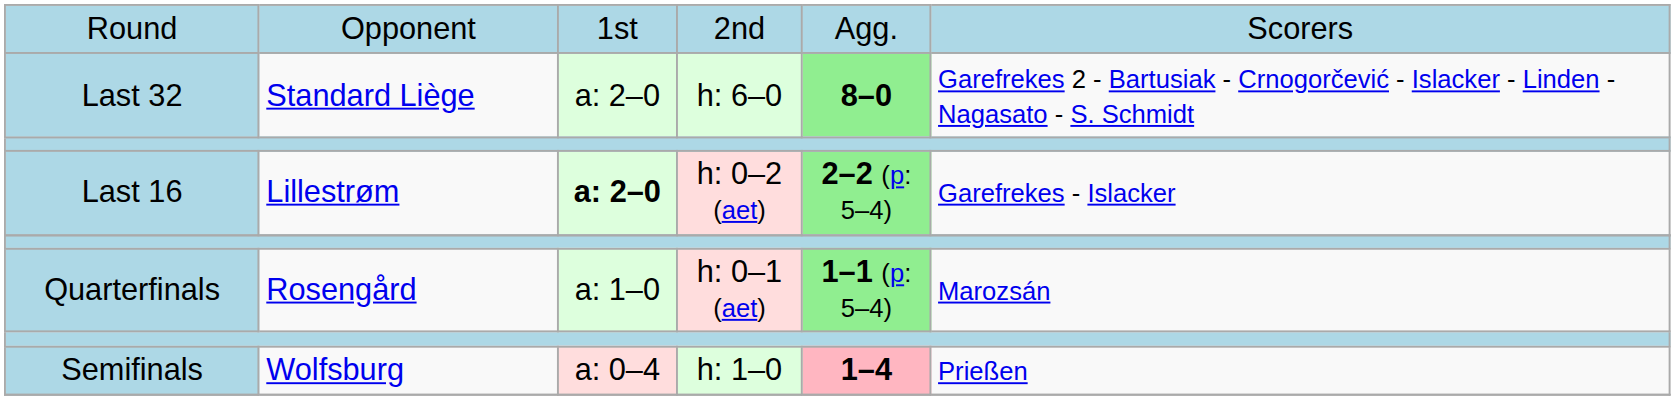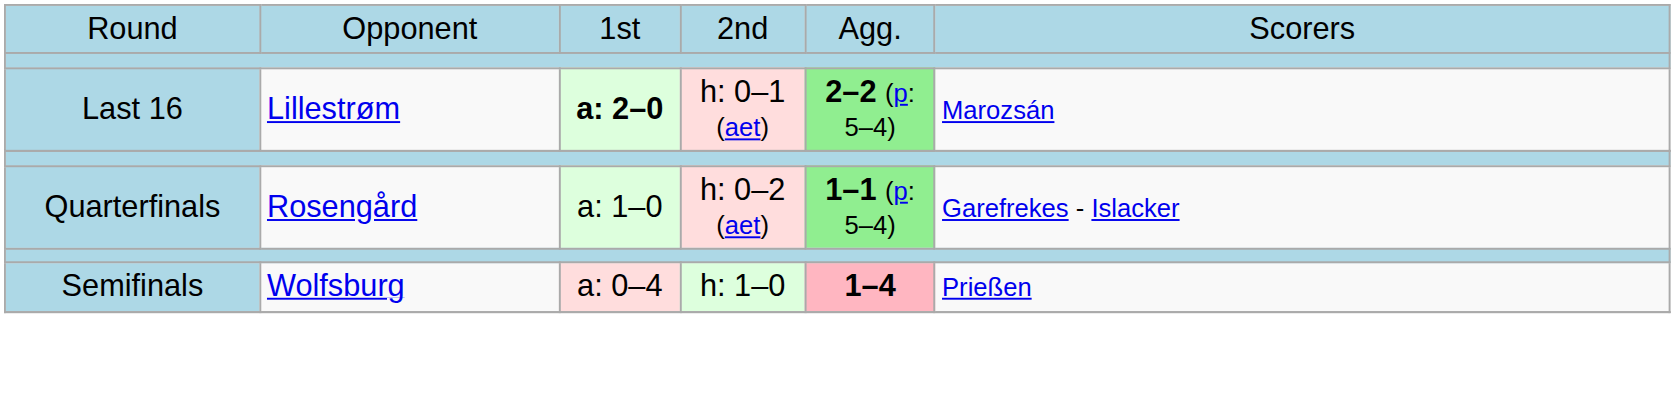- row: (132, 94)
(739, 192) h: 0–2 (aet) -> (743, 109) h: 0–1 (aet)
(1057, 194) Garefrekes - Islacker -> (998, 110) Marozsán
(739, 289) h: 0–1 (aet) -> (743, 206) h: 0–2 (aet)
(994, 291) Marozsán -> (1061, 208) Garefrekes - Islacker
